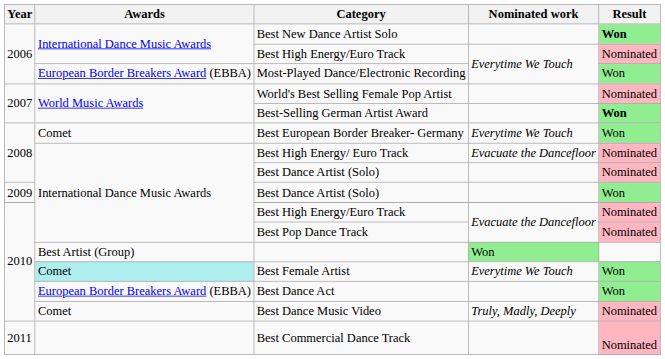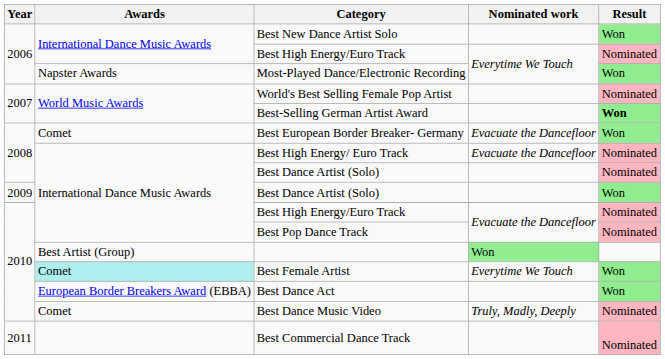(614, 34) bold -> (613, 34) normal
(144, 73) European Border Breakers Award (EBBA) -> (77, 73) Napster Awards
(522, 133) Everytime We Touch -> (534, 133) Evacuate the Dancefloor
